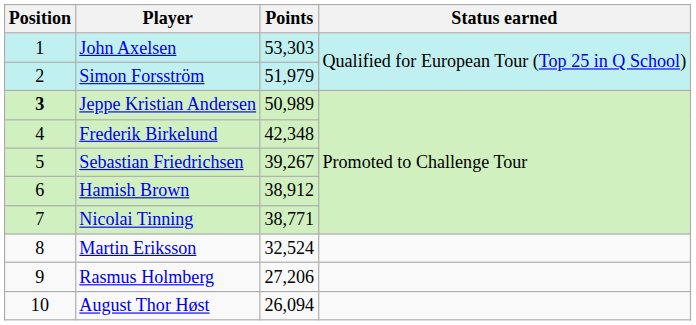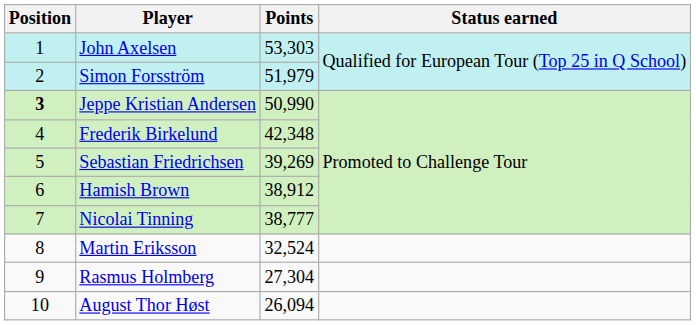(289, 104) 50,989 -> (289, 104) 50,990
(289, 162) 39,267 -> (289, 162) 39,269
(289, 219) 38,771 -> (289, 219) 38,777
(289, 276) 27,206 -> (289, 276) 27,304
